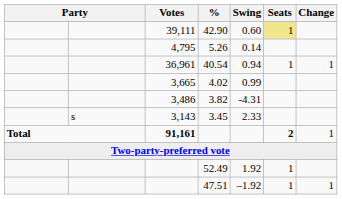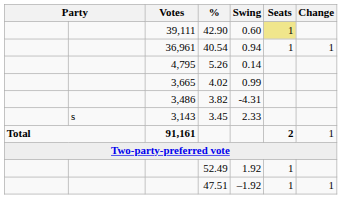rows swapped: (215, 64) <-> (218, 47)
